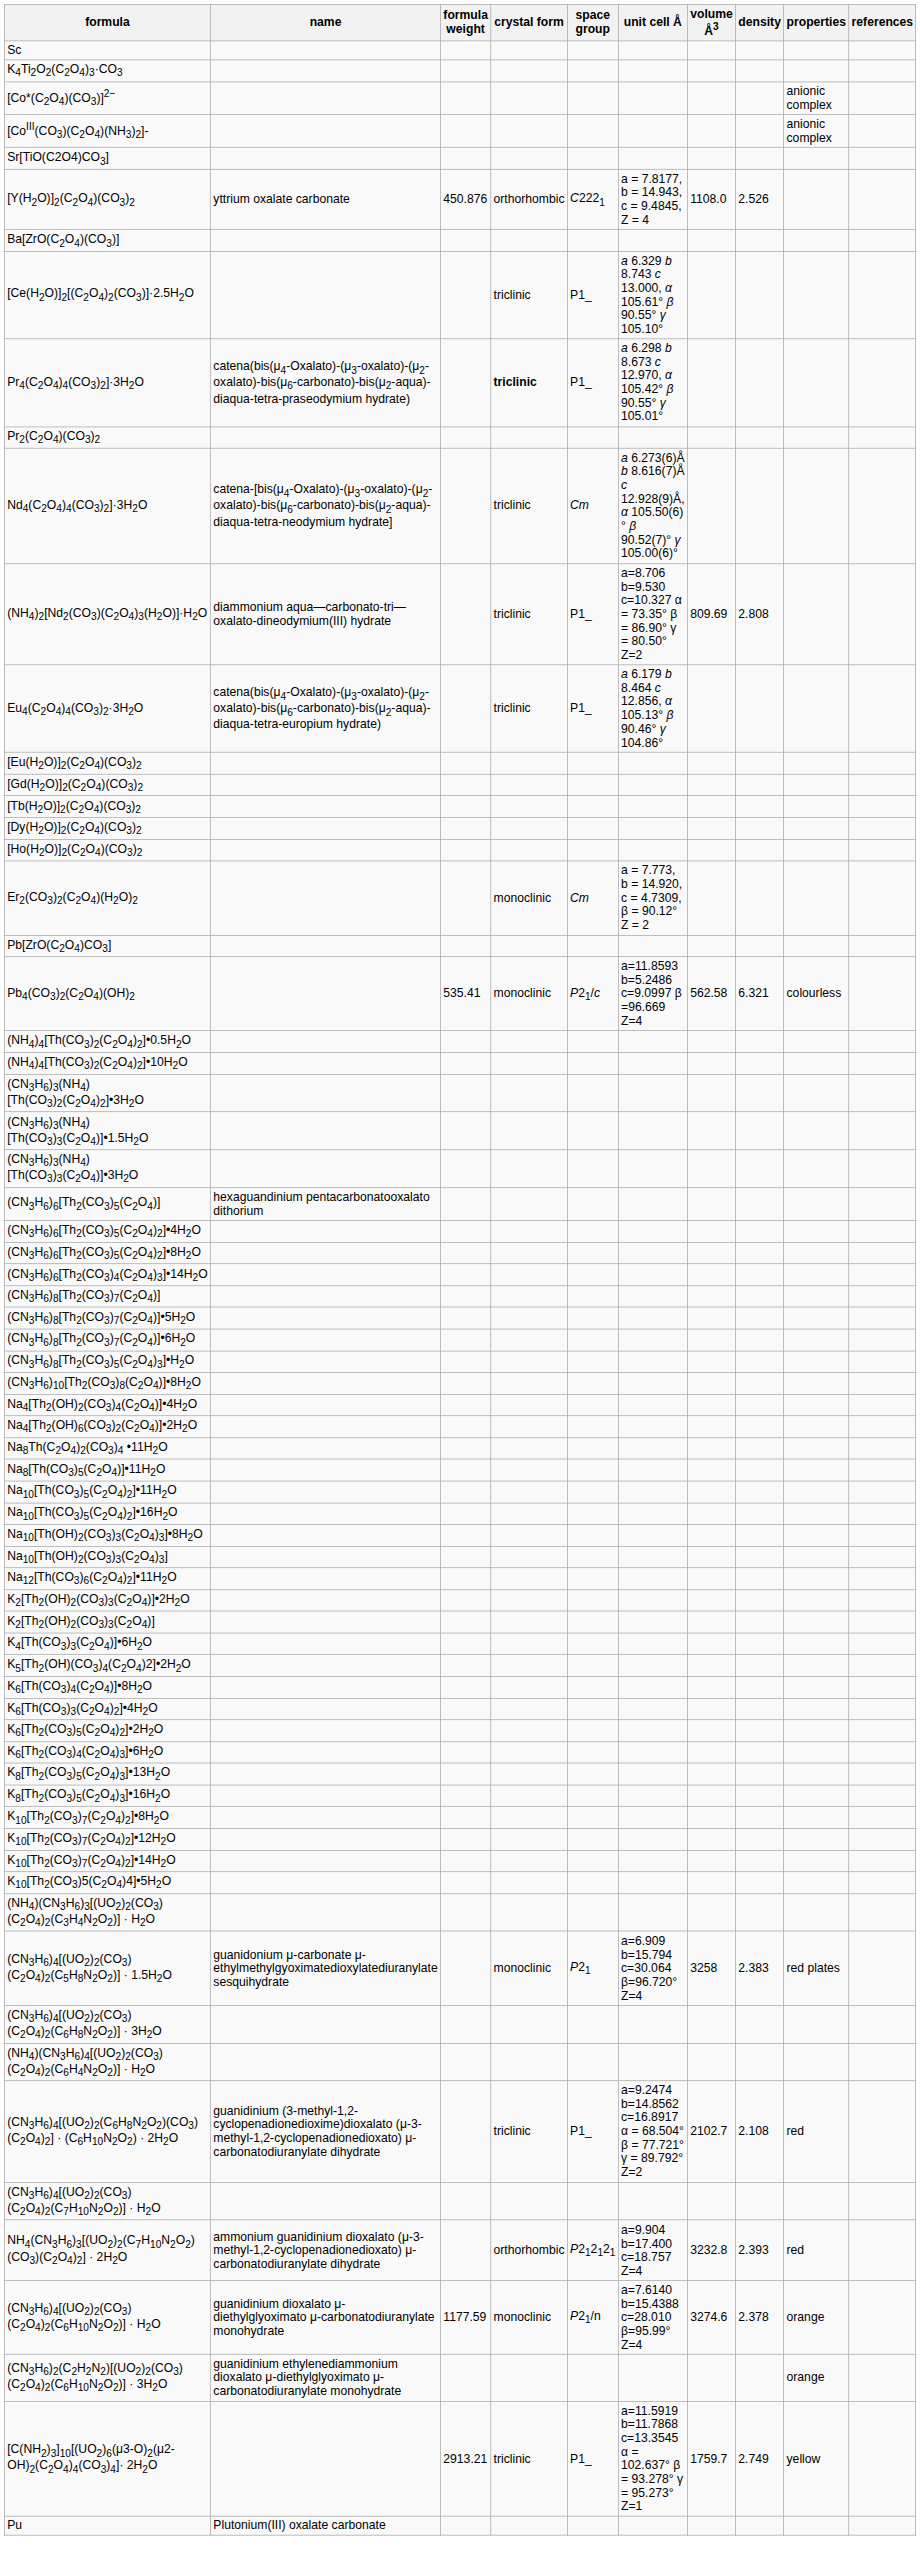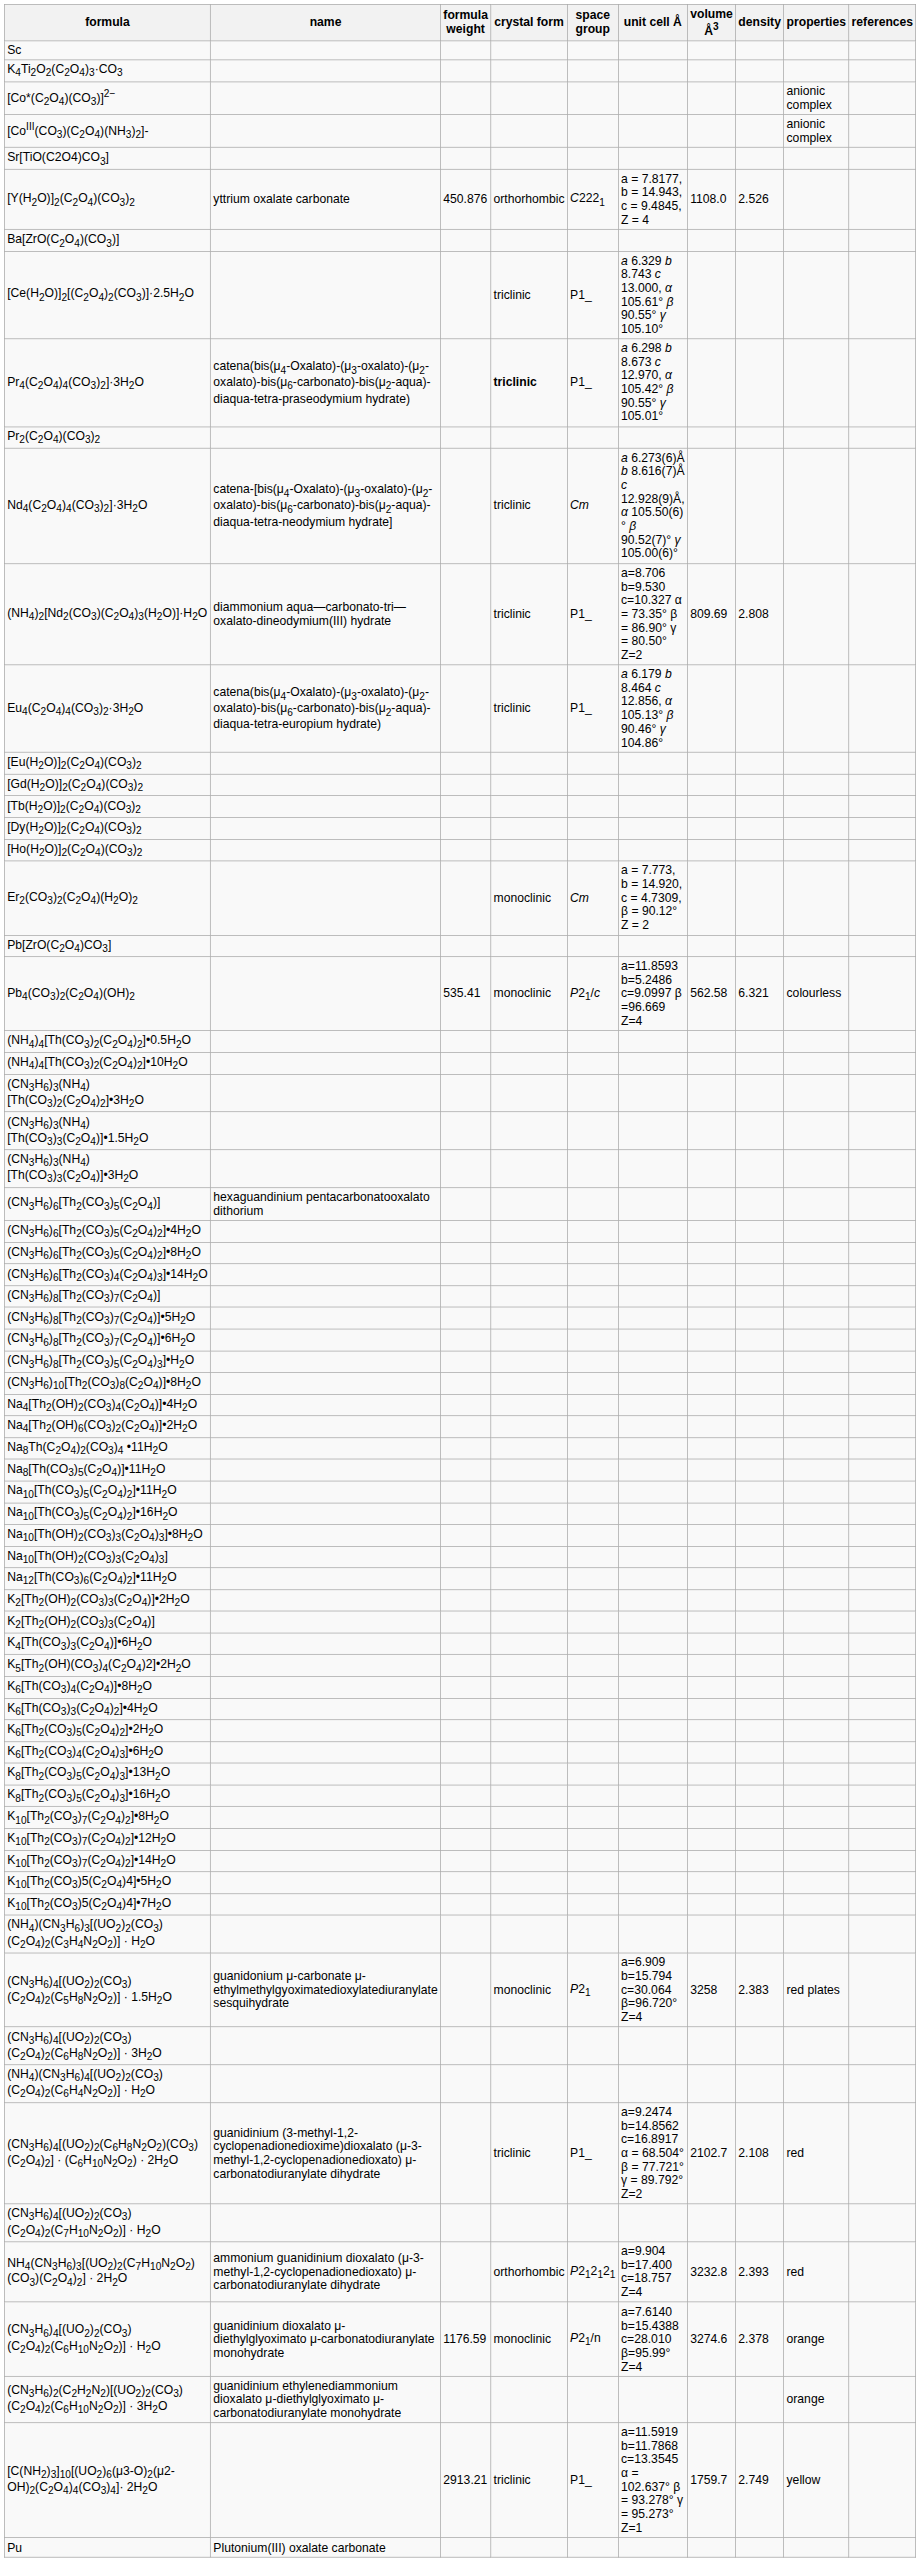+ row: (89, 1904)
(465, 2317) 1177.59 -> (465, 2339) 1176.59
